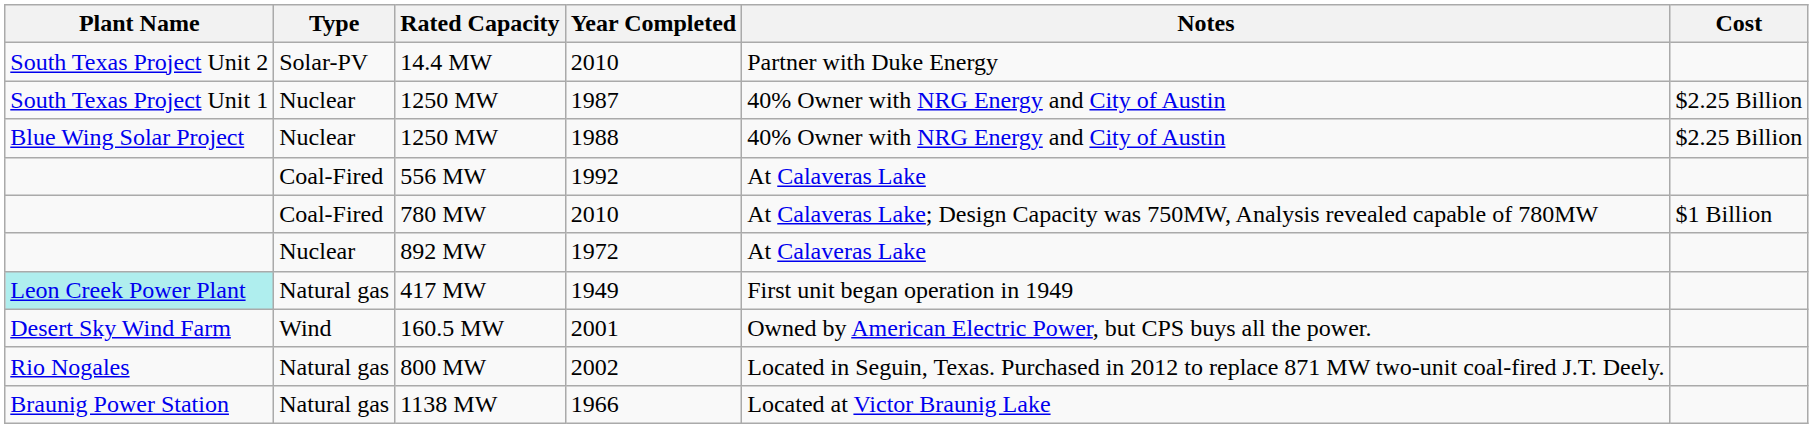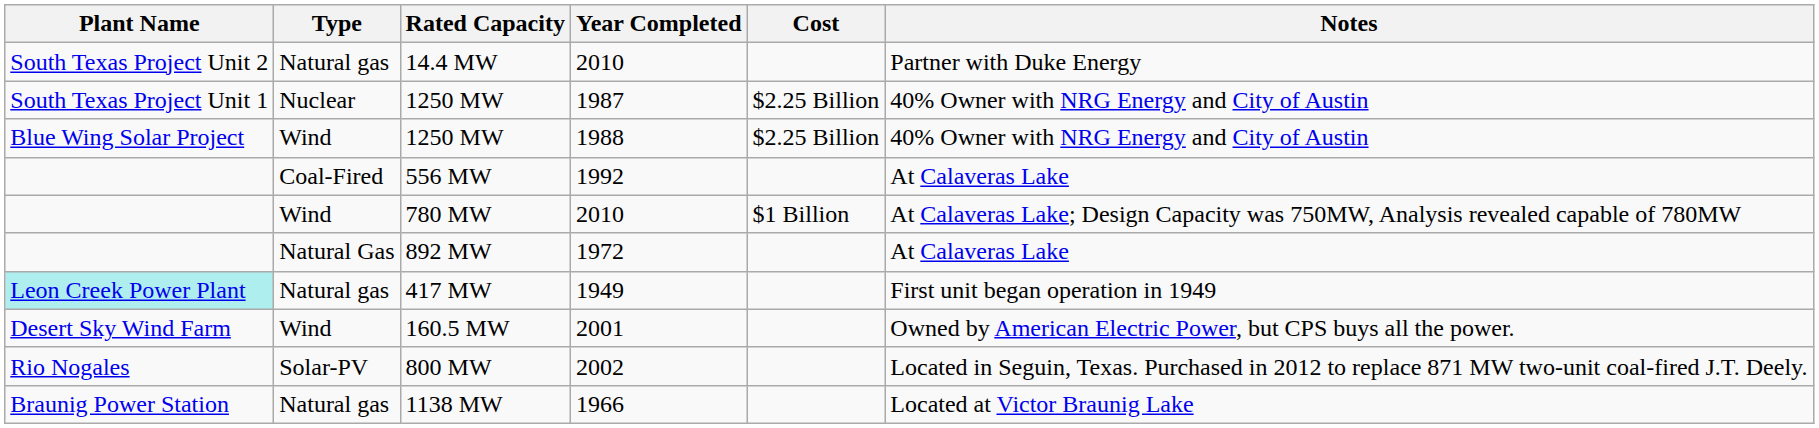columns swapped: (1739, 23) <-> (1206, 23)
(324, 61) Solar-PV -> (334, 61) Natural gas
(317, 137) Nuclear -> (305, 137) Wind
(331, 213) Coal-Fired -> (305, 213) Wind
(317, 251) Nuclear -> (337, 251) Natural Gas
(334, 366) Natural gas -> (324, 366) Solar-PV
